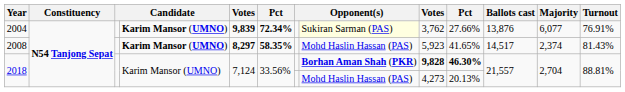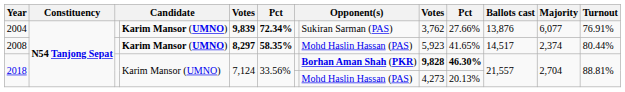(347, 29) lightyellow background -> (347, 29) no background
(598, 45) 81.43% -> (598, 45) 80.44%
